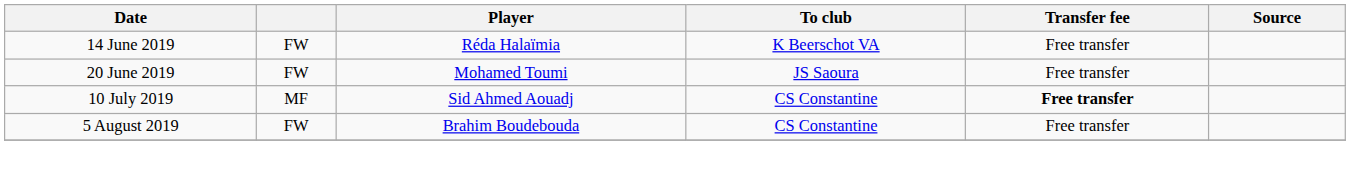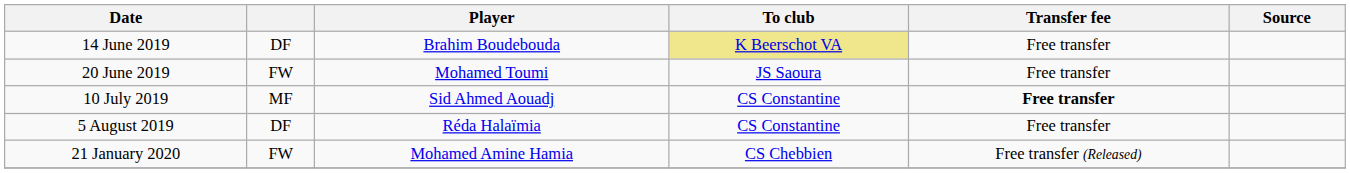(296, 44) FW -> (281, 44) DF
(511, 44) Réda Halaïmia -> (492, 44) Brahim Boudebouda
(826, 44) no background -> (789, 44) khaki background
(296, 126) FW -> (281, 126) DF
(511, 126) Brahim Boudebouda -> (492, 126) Réda Halaïmia
+ row: (126, 153)
